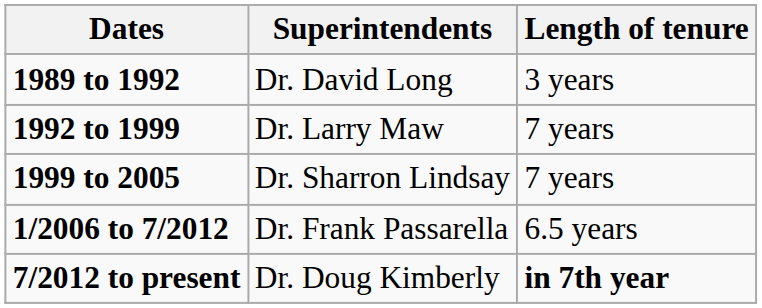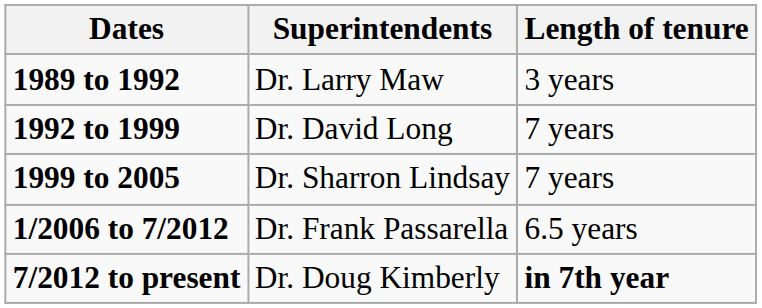(354, 79) Dr. David Long -> (349, 79) Dr. Larry Maw
(349, 128) Dr. Larry Maw -> (354, 128) Dr. David Long
